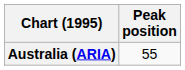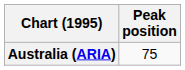(150, 53) 55 -> (150, 53) 75
